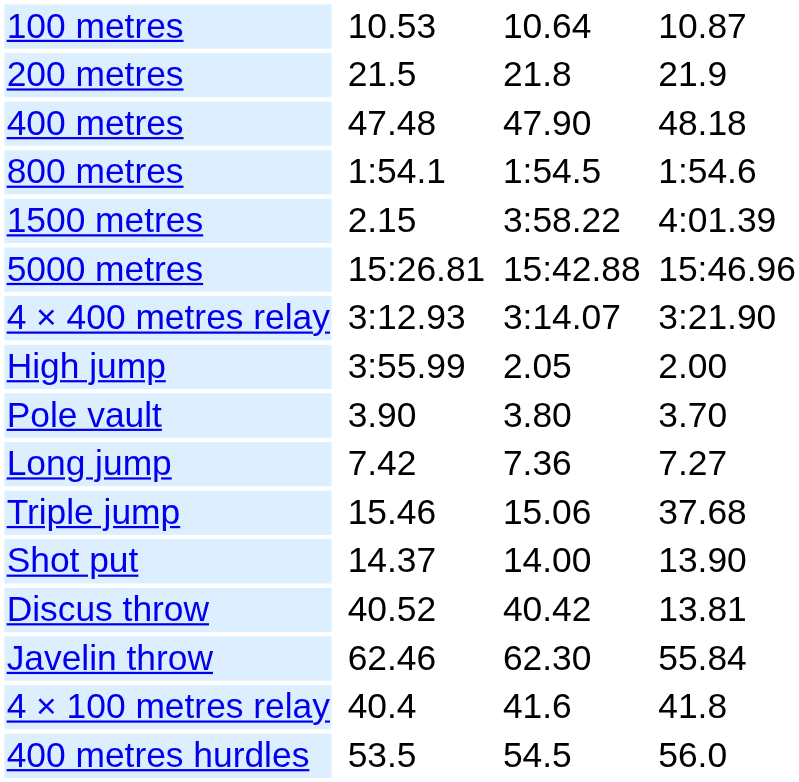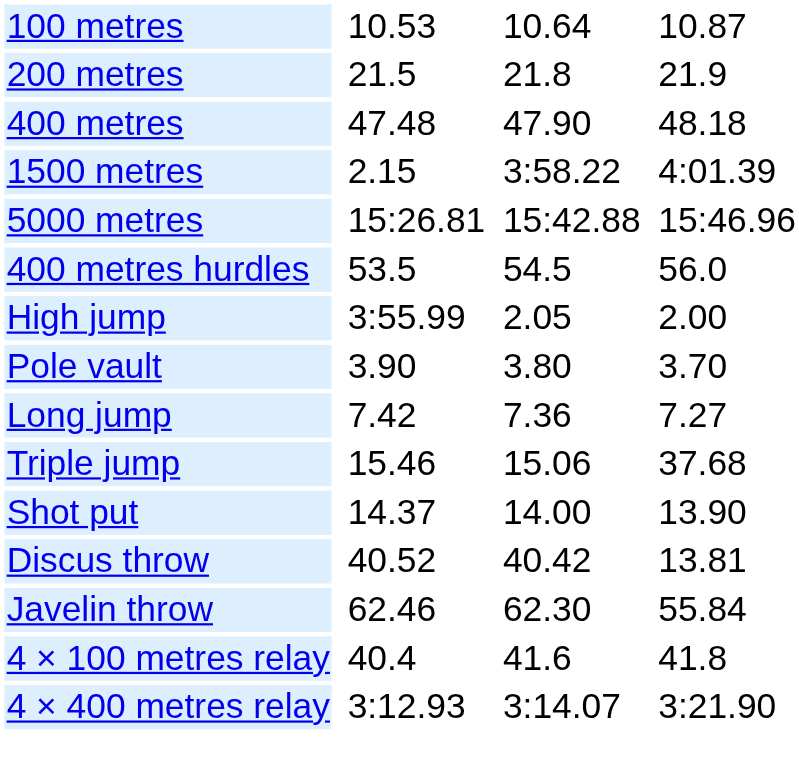- row: (95, 171)
rows swapped: (158, 755) <-> (168, 317)
